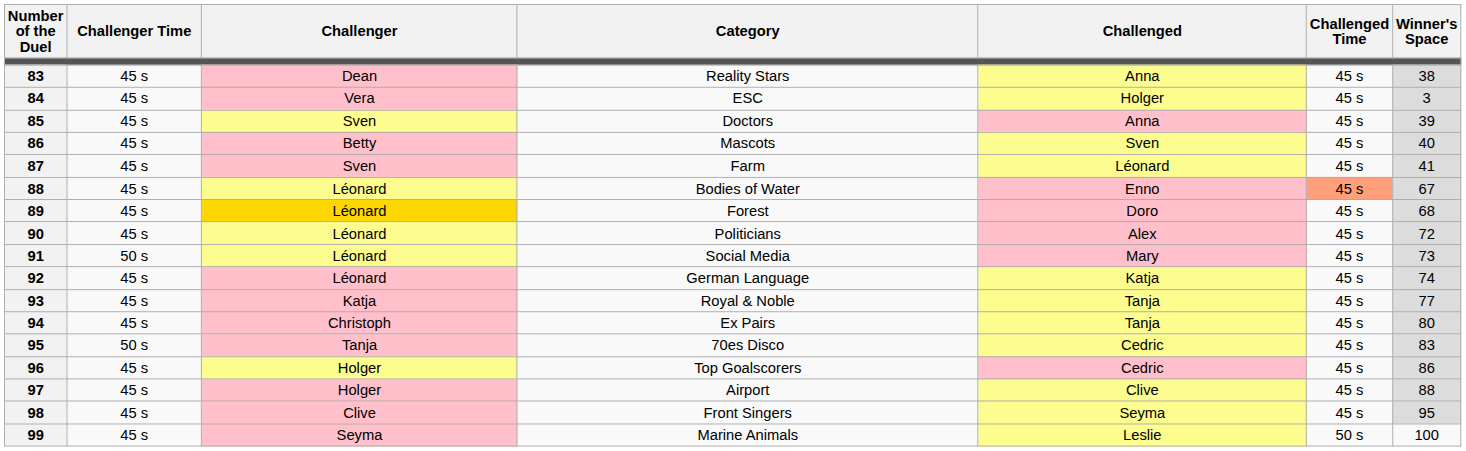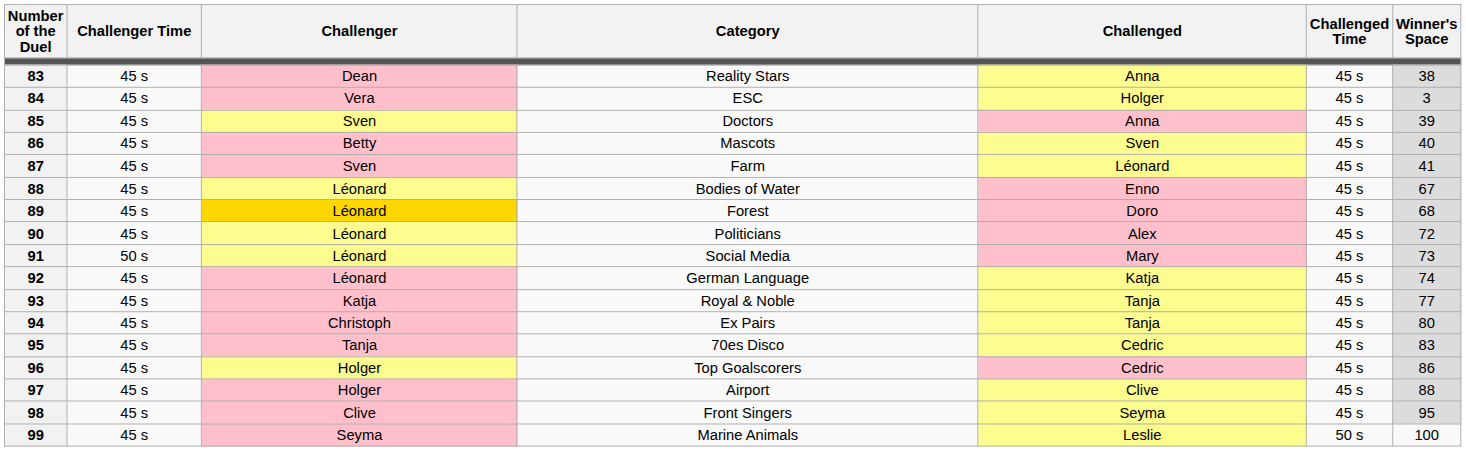(1350, 188) lightsalmon background -> (1350, 188) no background
(134, 345) 50 s -> (134, 345) 45 s
